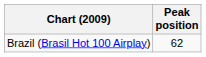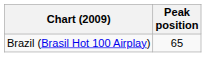(177, 43) 62 -> (177, 43) 65
